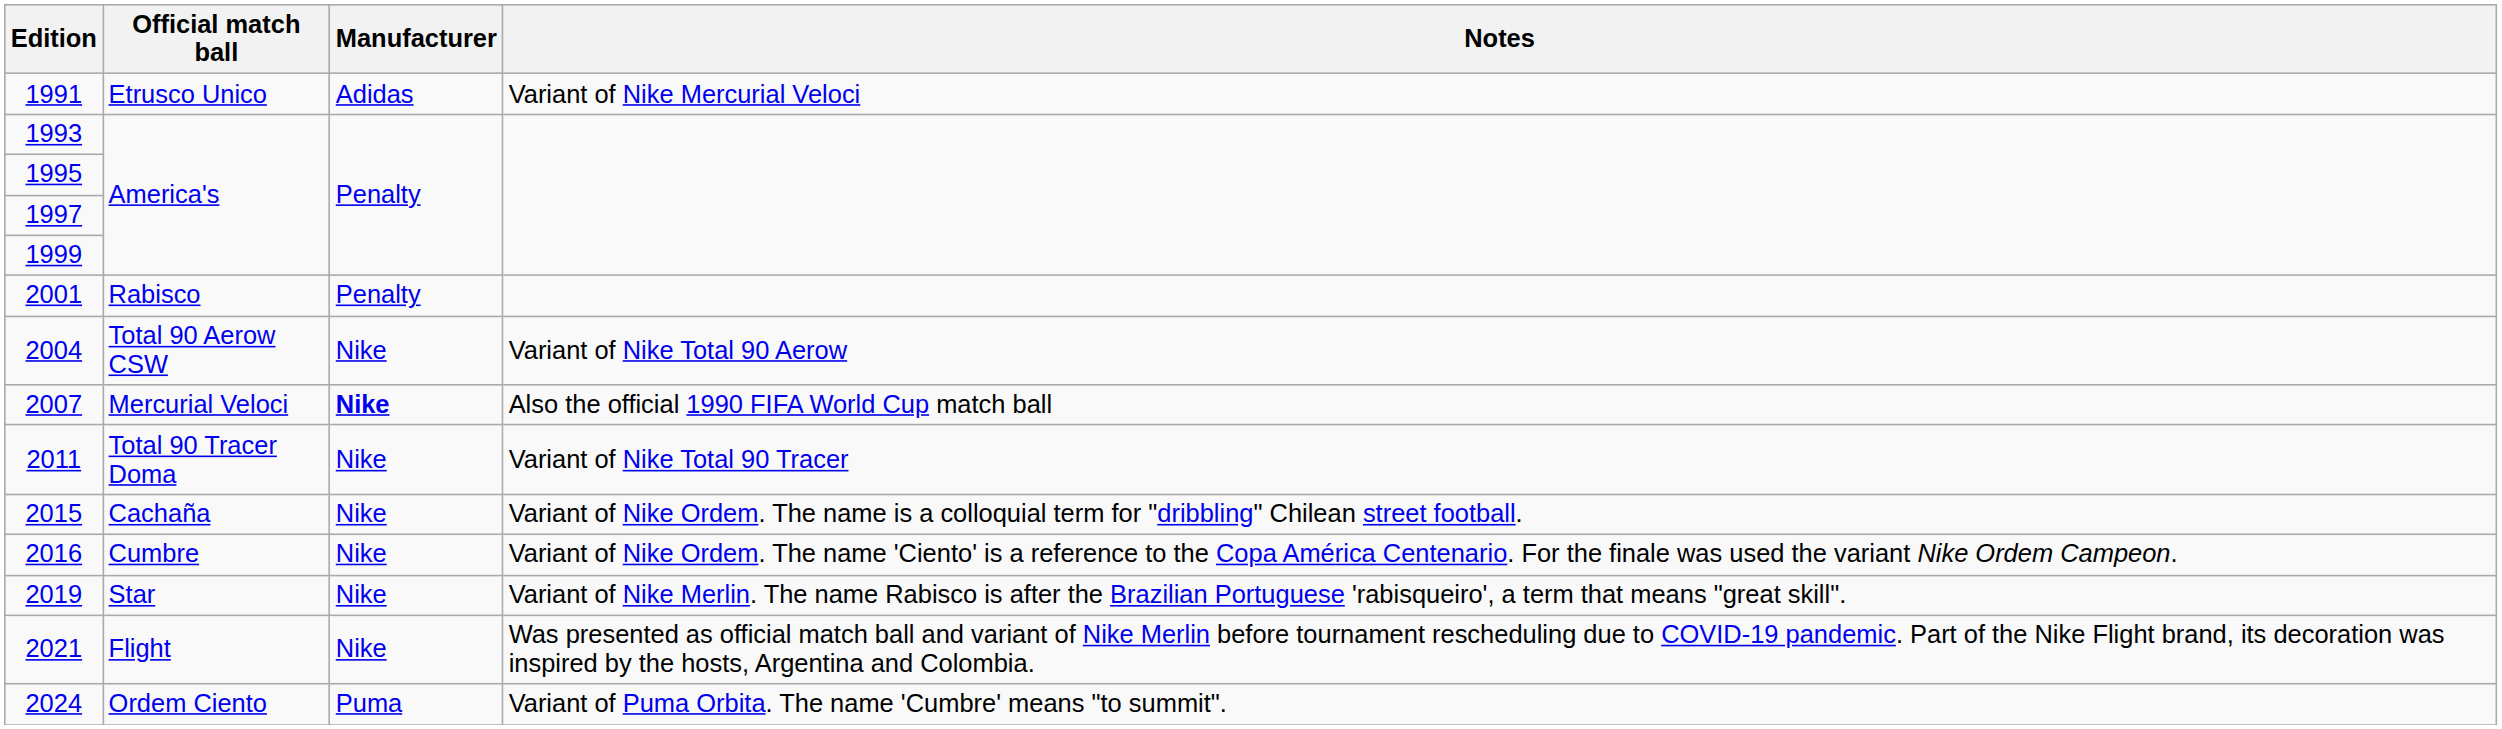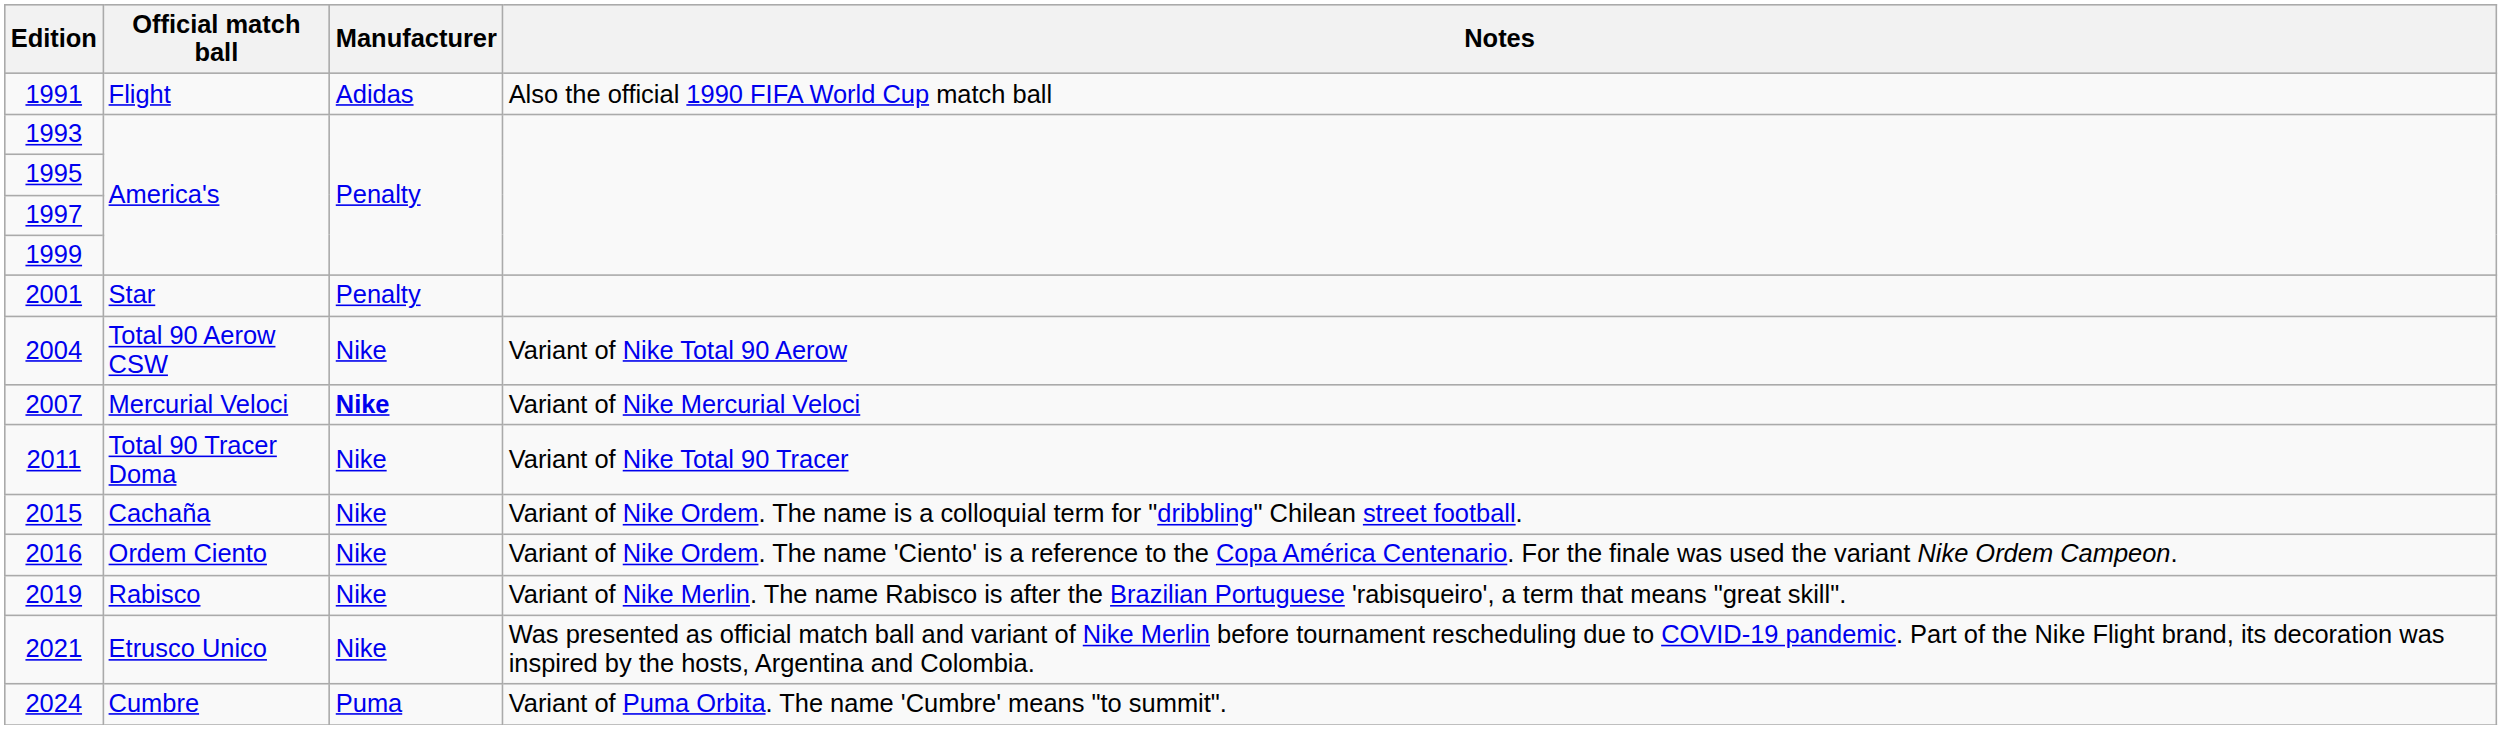(188, 93) Etrusco Unico -> (140, 93) Flight
(684, 93) Variant of Nike Mercurial Veloci -> (780, 93) Also the official 1990 FIFA World Cup match ball
(155, 295) Rabisco -> (132, 295) Star
(780, 404) Also the official 1990 FIFA World Cup match ball -> (684, 404) Variant of Nike Mercurial Veloci
(154, 554) Cumbre -> (188, 554) Ordem Ciento
(132, 594) Star -> (155, 594) Rabisco
(140, 649) Flight -> (188, 649) Etrusco Unico
(188, 704) Ordem Ciento -> (154, 704) Cumbre
